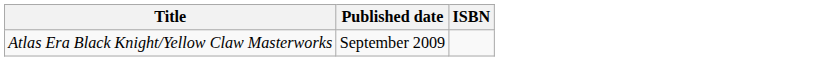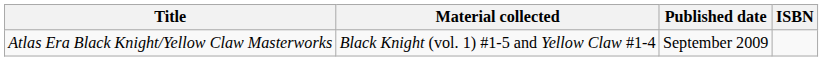+ column: (498, 17)
